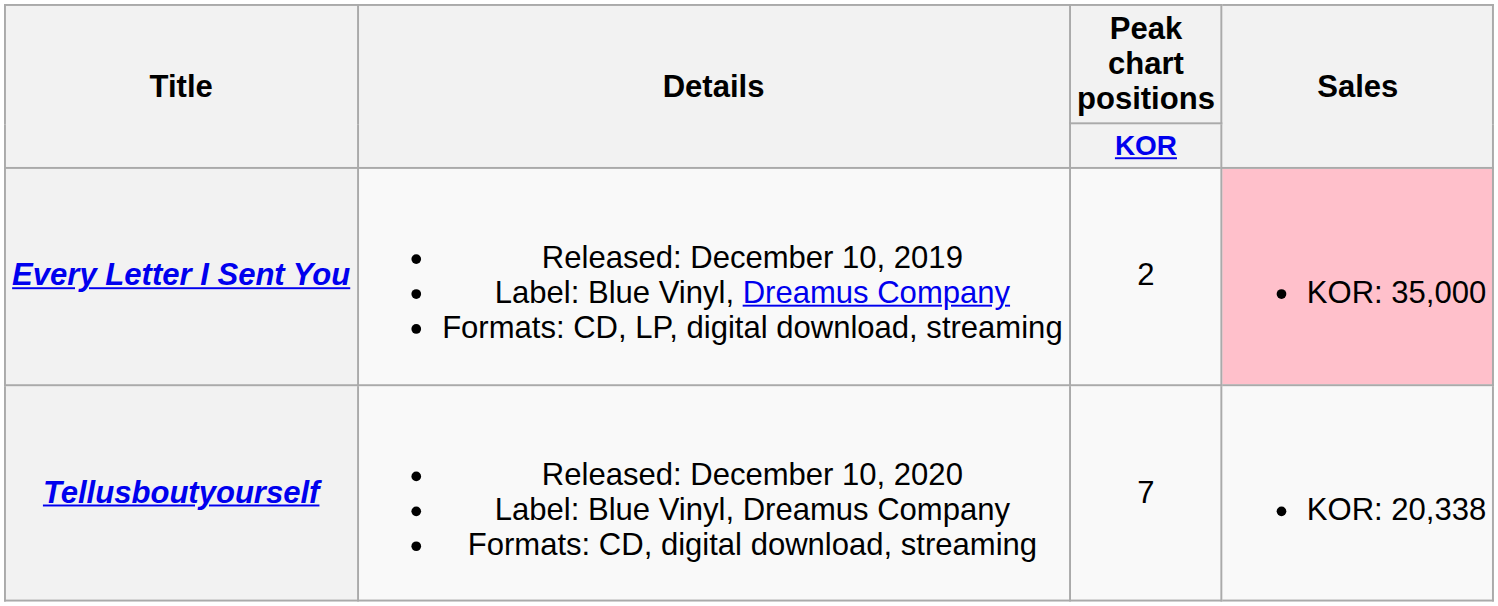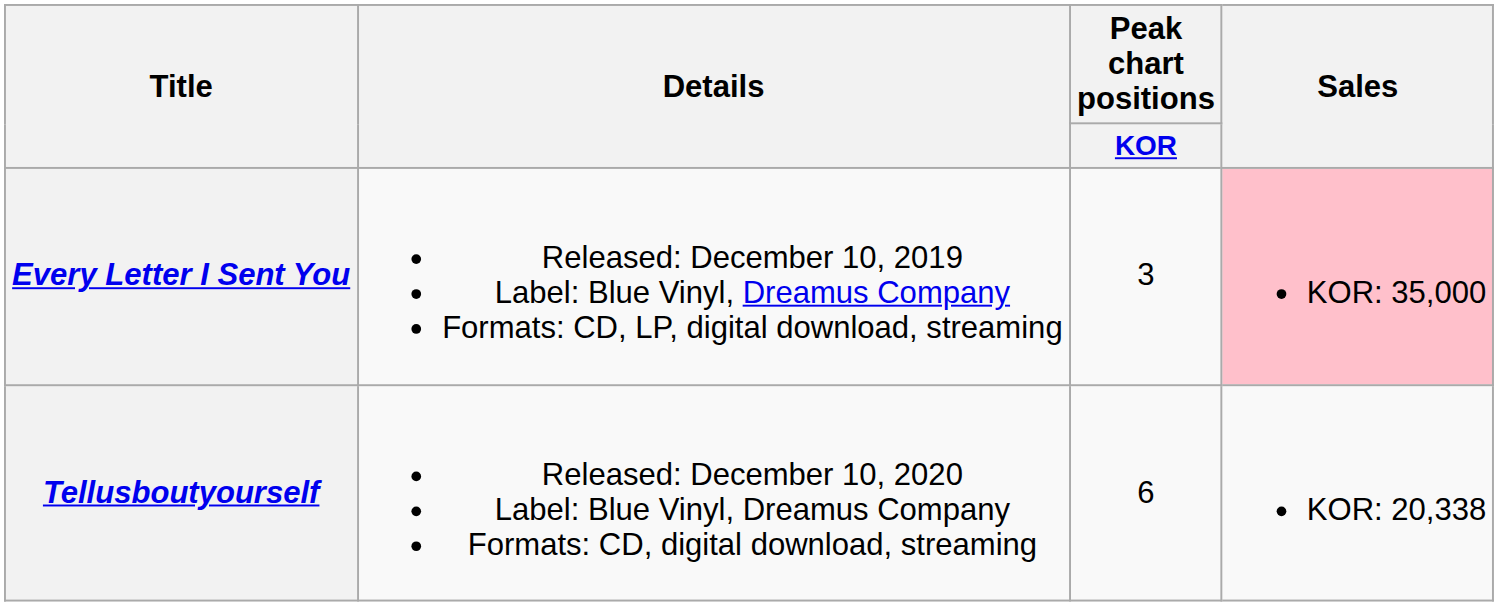(1146, 275) 2 -> (1146, 275) 3
(1146, 491) 7 -> (1146, 491) 6
